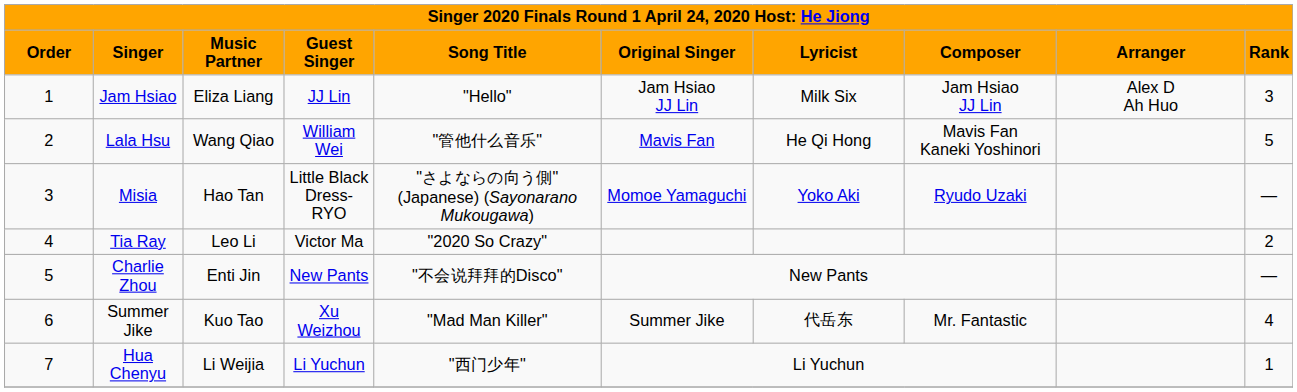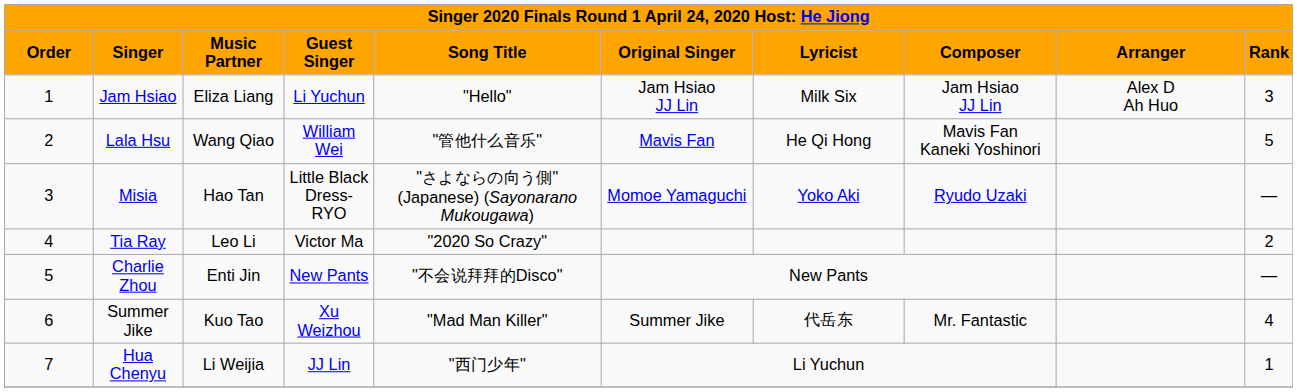(329, 96) JJ Lin -> (329, 96) Li Yuchun
(329, 365) Li Yuchun -> (329, 365) JJ Lin
